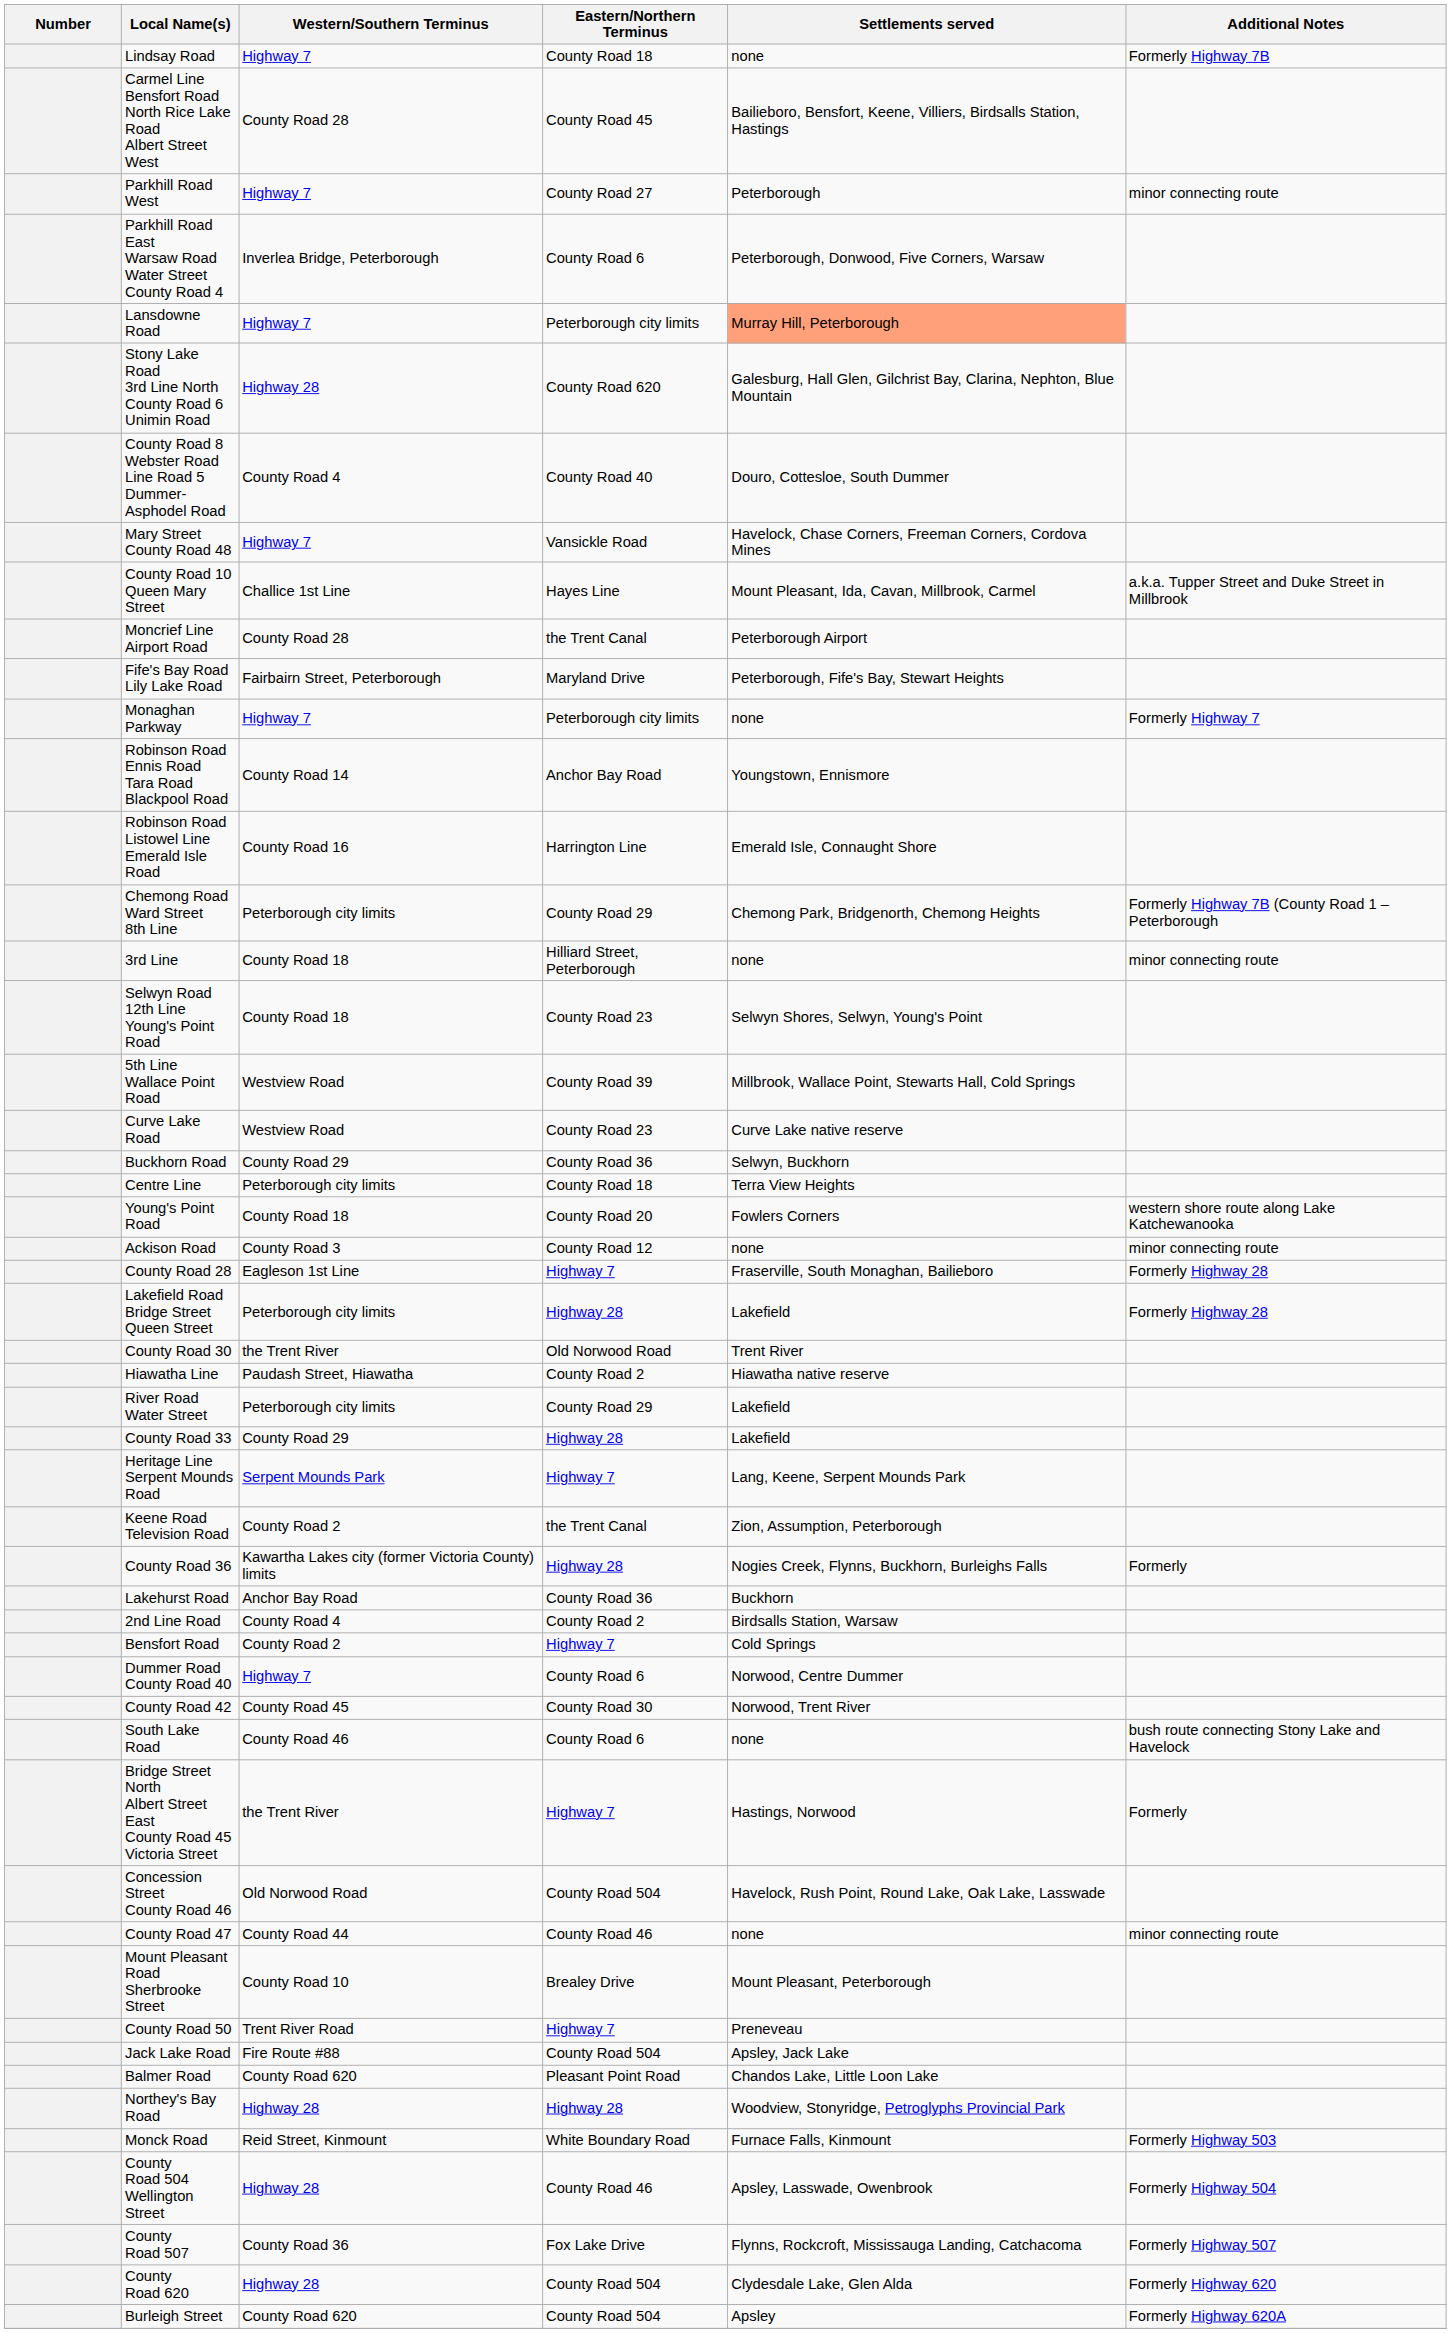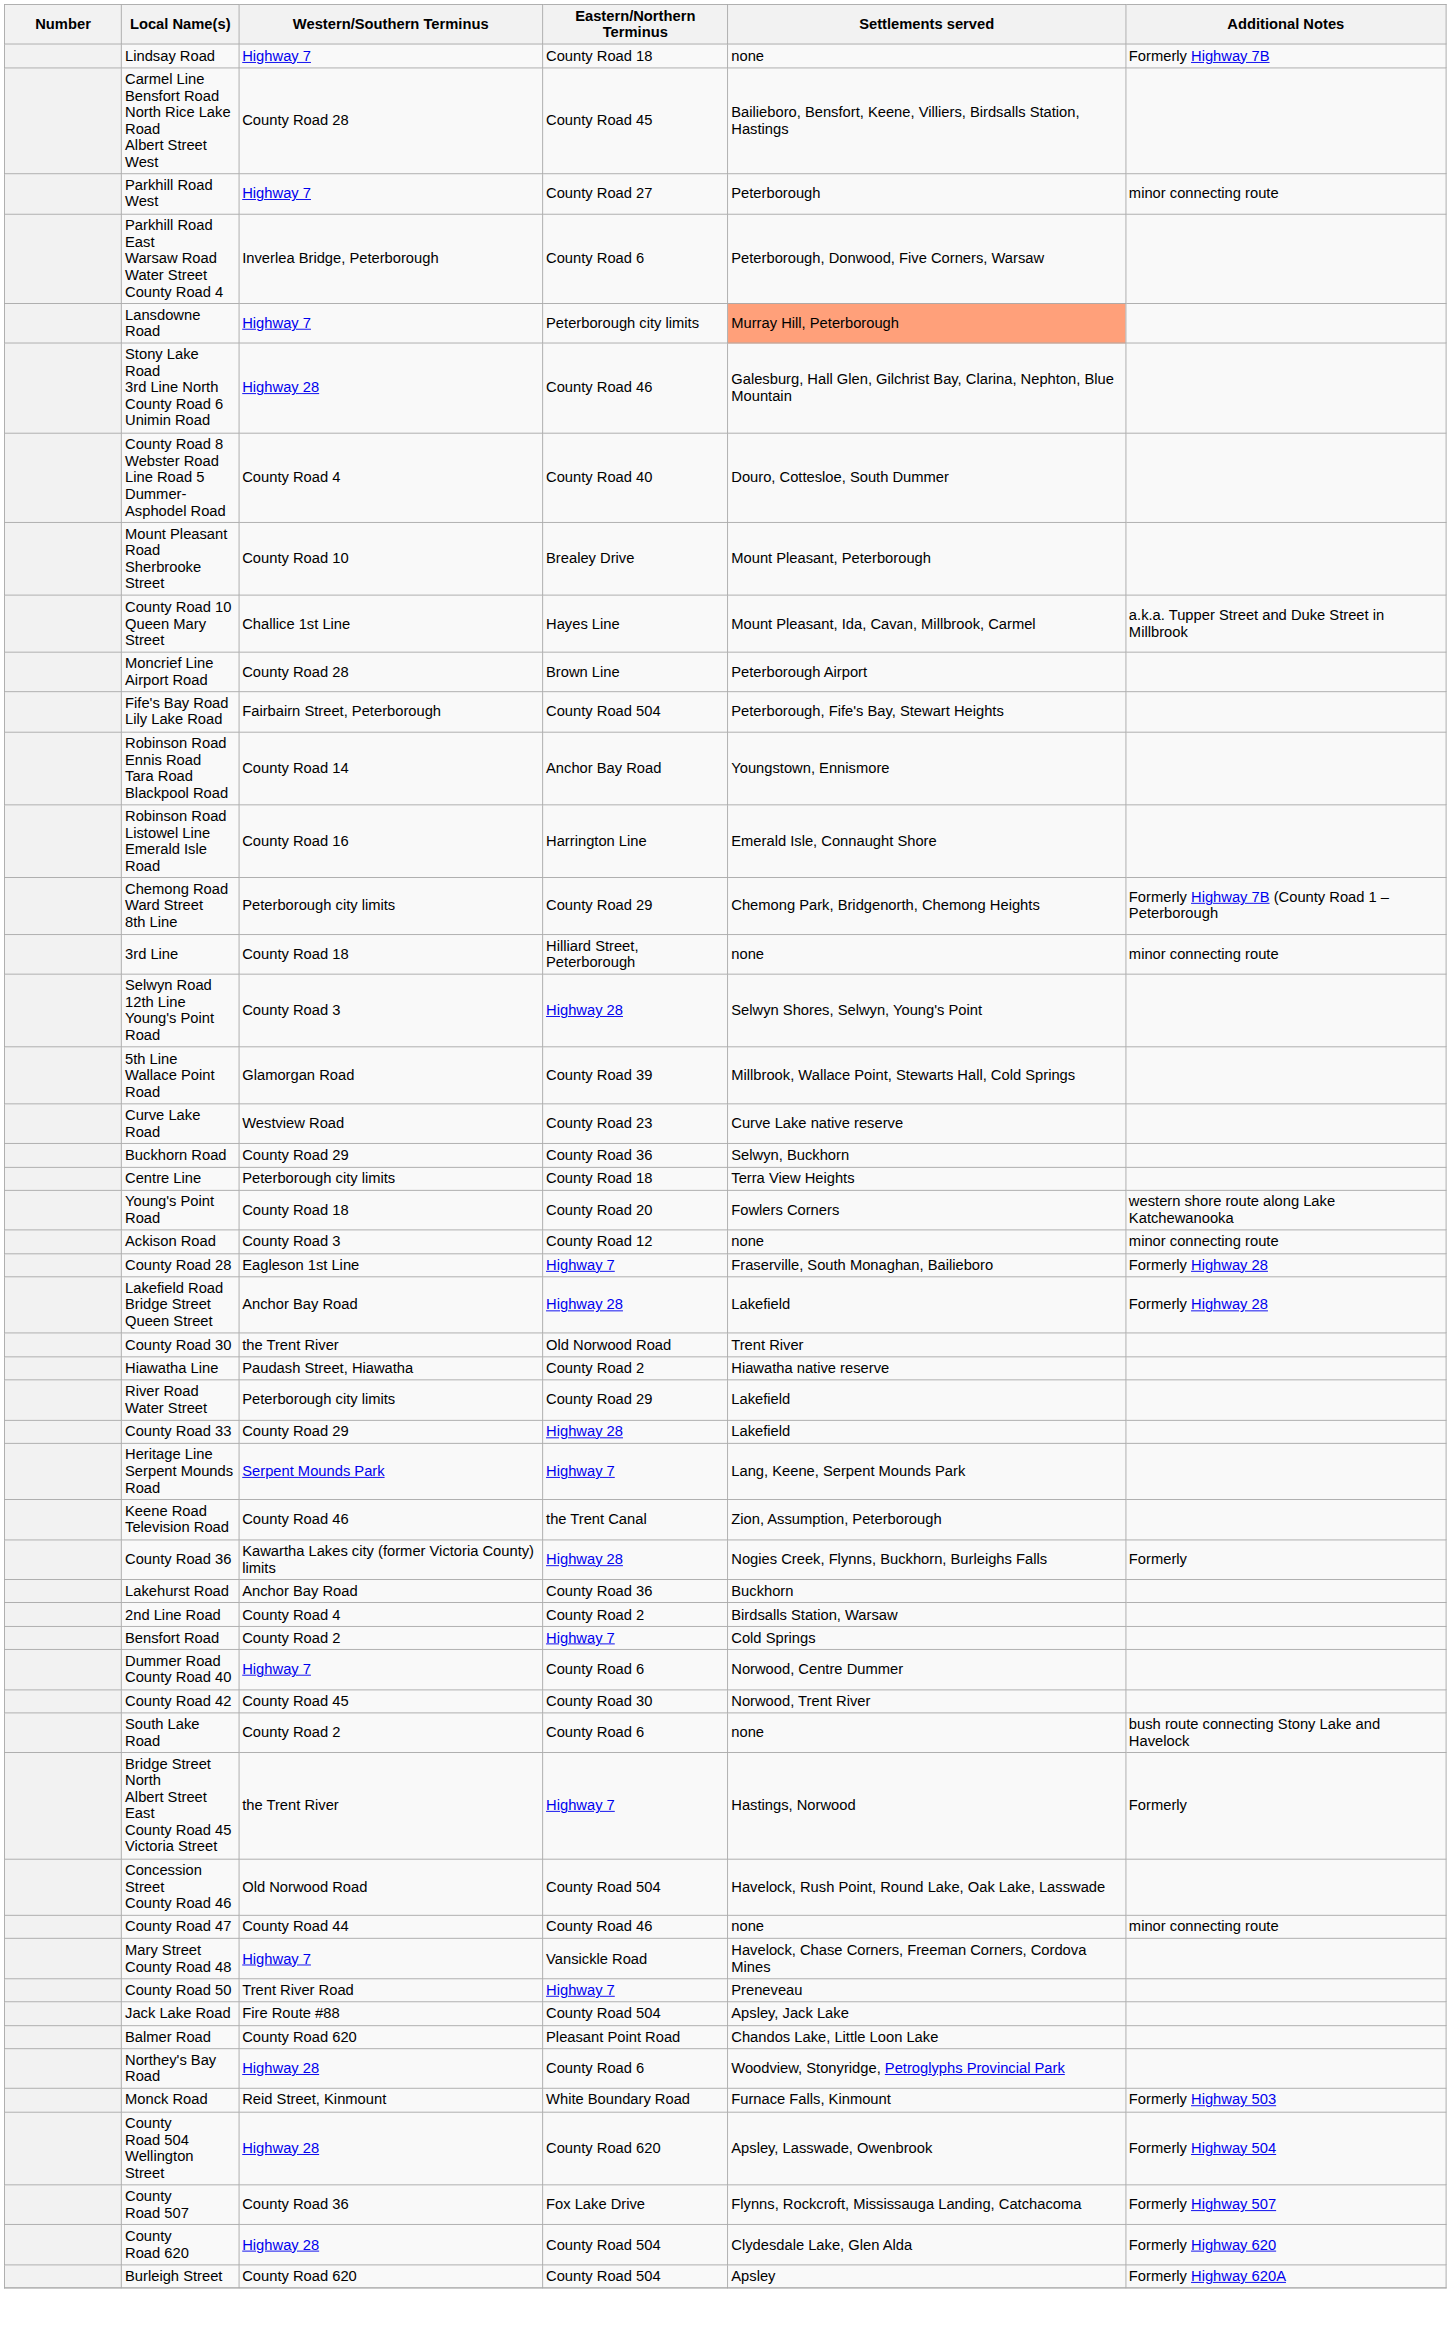(603, 388) County Road 620 -> (599, 388) County Road 46
rows swapped: (176, 1981) <-> (178, 542)
(596, 638) the Trent Canal -> (583, 671) Brown Line
(596, 678) Maryland Drive -> (603, 711) County Road 504
- row: (160, 718)
(295, 1017) County Road 18 -> (291, 1010) County Road 3
(599, 1017) County Road 23 -> (585, 1010) Highway 28
(293, 1082) Westview Road -> (298, 1075) Glamorgan Road
(319, 1311) Peterborough city limits -> (300, 1305) Anchor Bay Road
(291, 1526) County Road 2 -> (295, 1519) County Road 46
(295, 1739) County Road 46 -> (291, 1732) County Road 2
(585, 2108) Highway 28 -> (595, 2068) County Road 6
(599, 2188) County Road 46 -> (603, 2148) County Road 620
